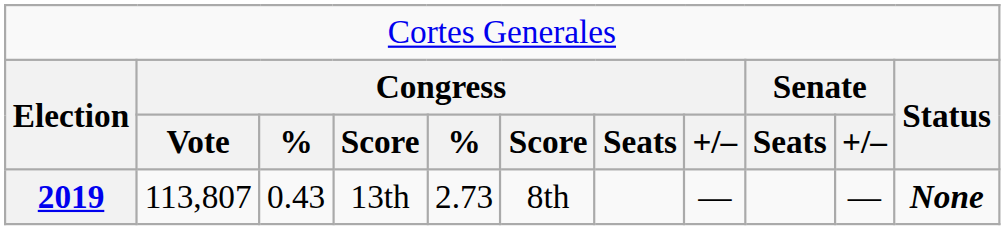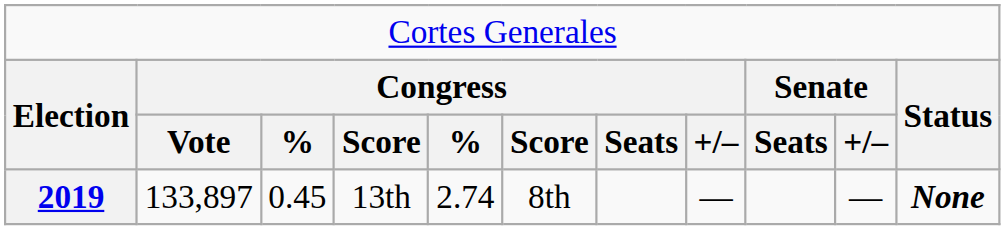(198, 196) 113,807 -> (199, 196) 133,897
(296, 196) 0.43 -> (297, 196) 0.45
(464, 196) 2.73 -> (465, 196) 2.74
